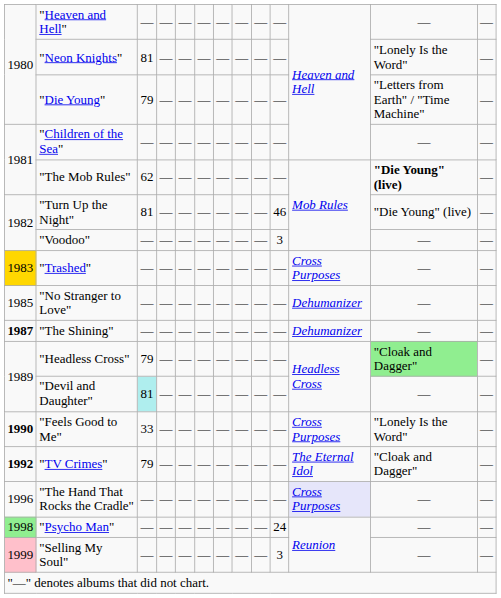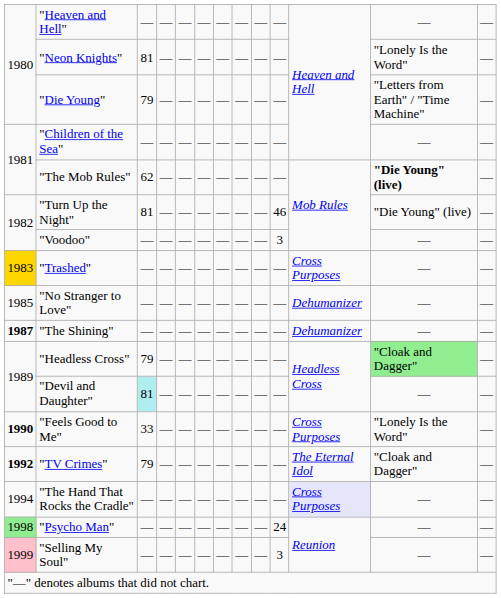(20, 499) 1996 -> (20, 499) 1994
